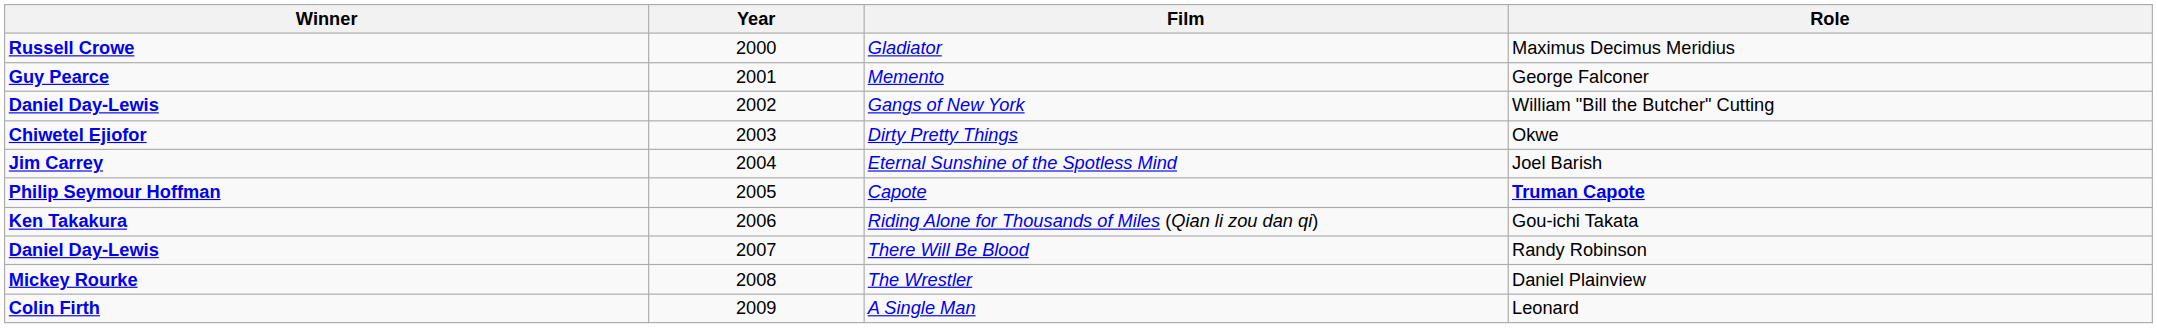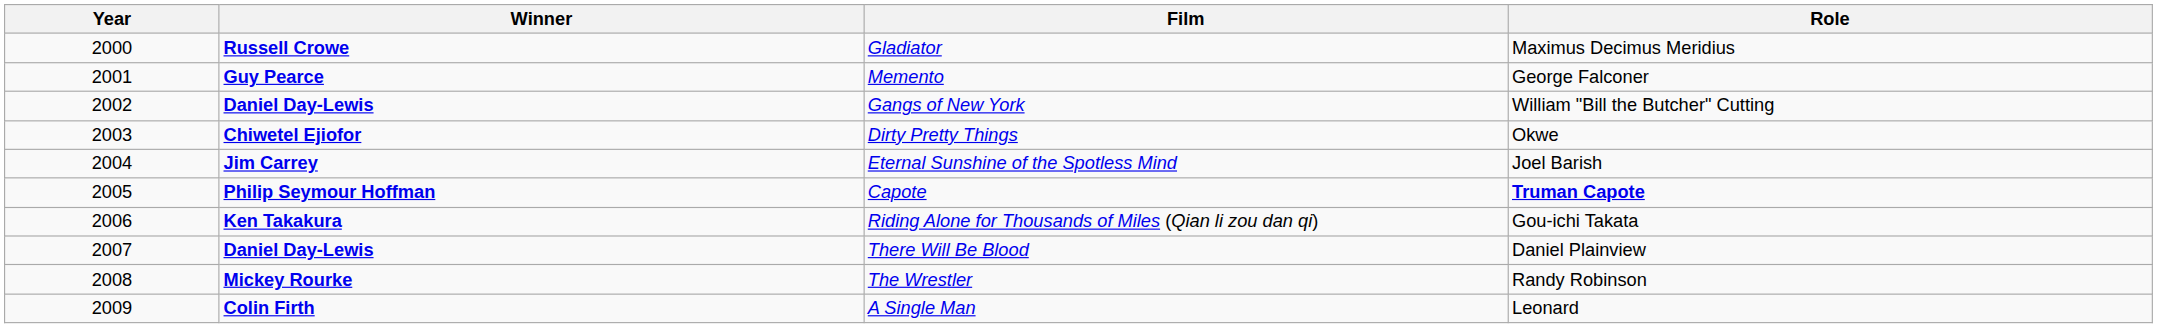columns swapped: (756, 18) <-> (327, 18)
(1579, 250) Randy Robinson -> (1579, 250) Daniel Plainview
(1579, 279) Daniel Plainview -> (1579, 279) Randy Robinson
